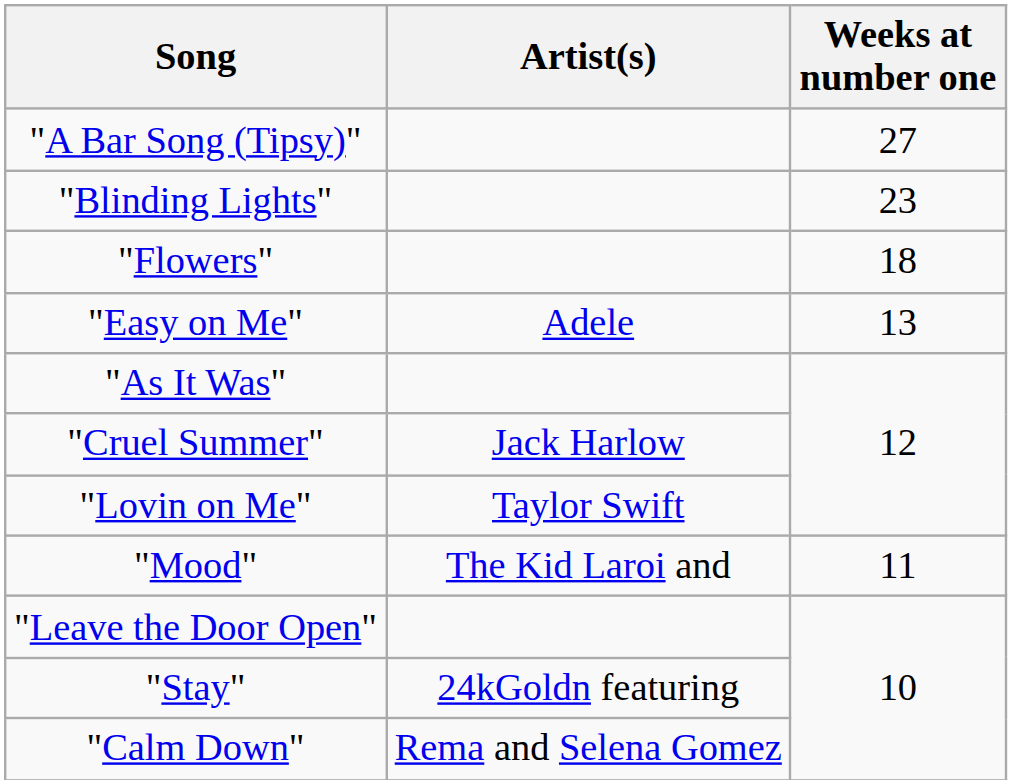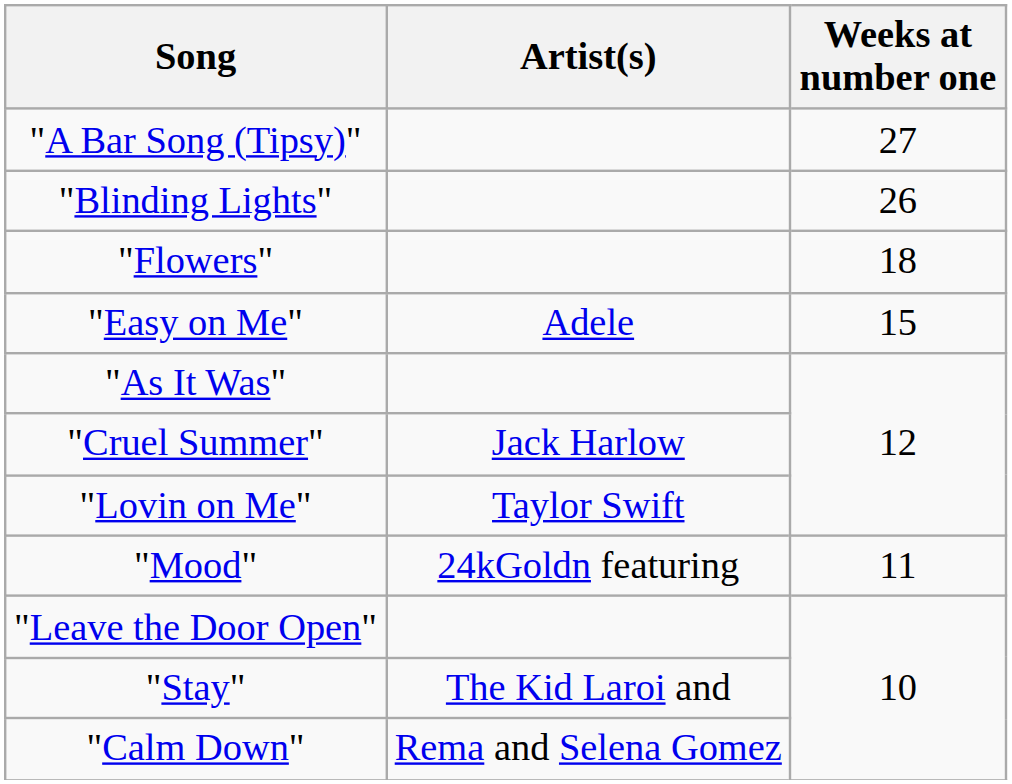(898, 199) 23 -> (898, 199) 26
(898, 321) 13 -> (898, 321) 15
(588, 565) The Kid Laroi and -> (588, 565) 24kGoldn featuring
(588, 687) 24kGoldn featuring -> (588, 687) The Kid Laroi and
